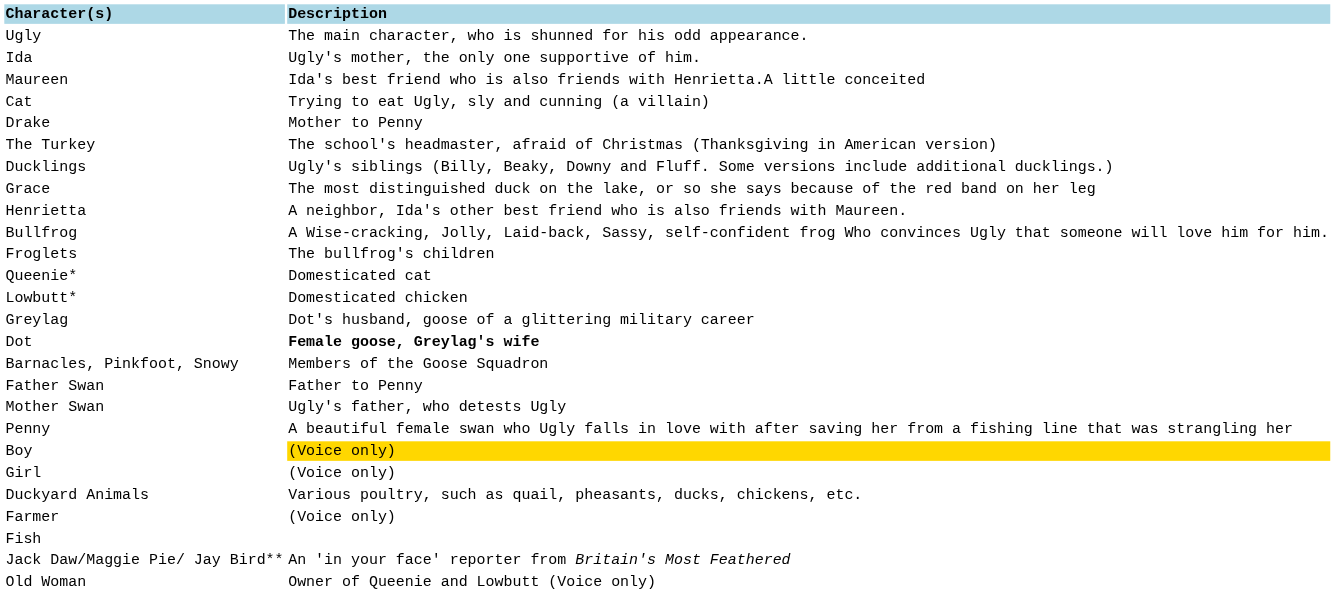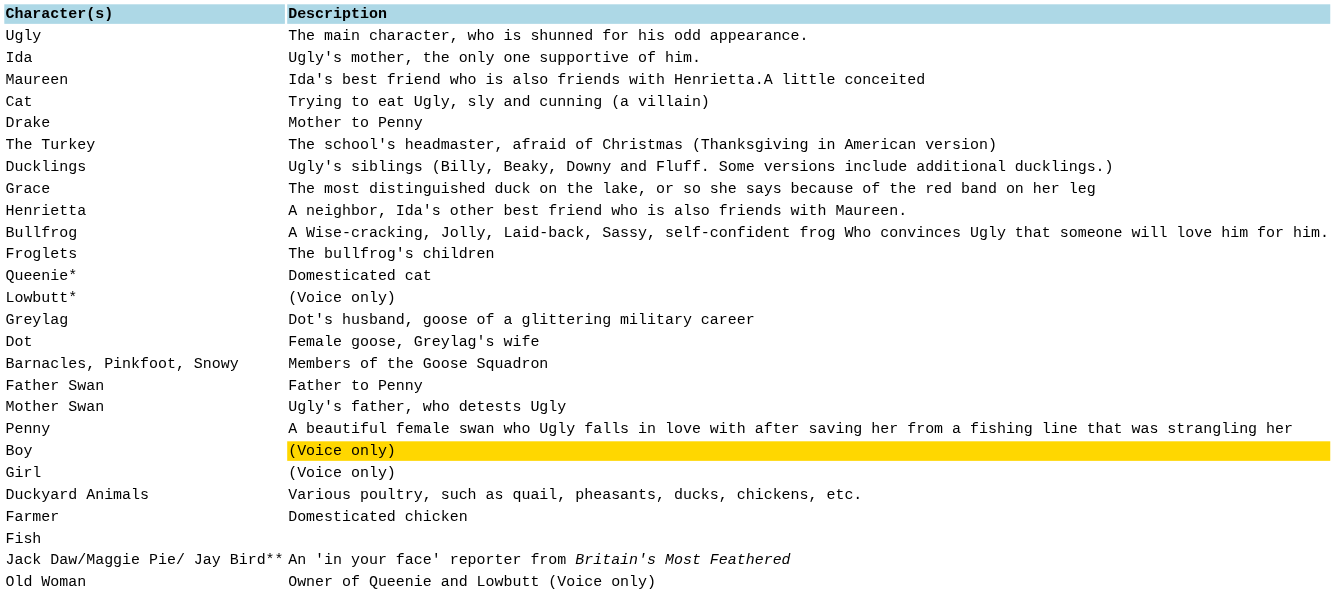(378, 298) Domesticated chicken -> (342, 298) (Voice only)
(414, 342) bold -> (414, 342) normal
(342, 517) (Voice only) -> (378, 517) Domesticated chicken
